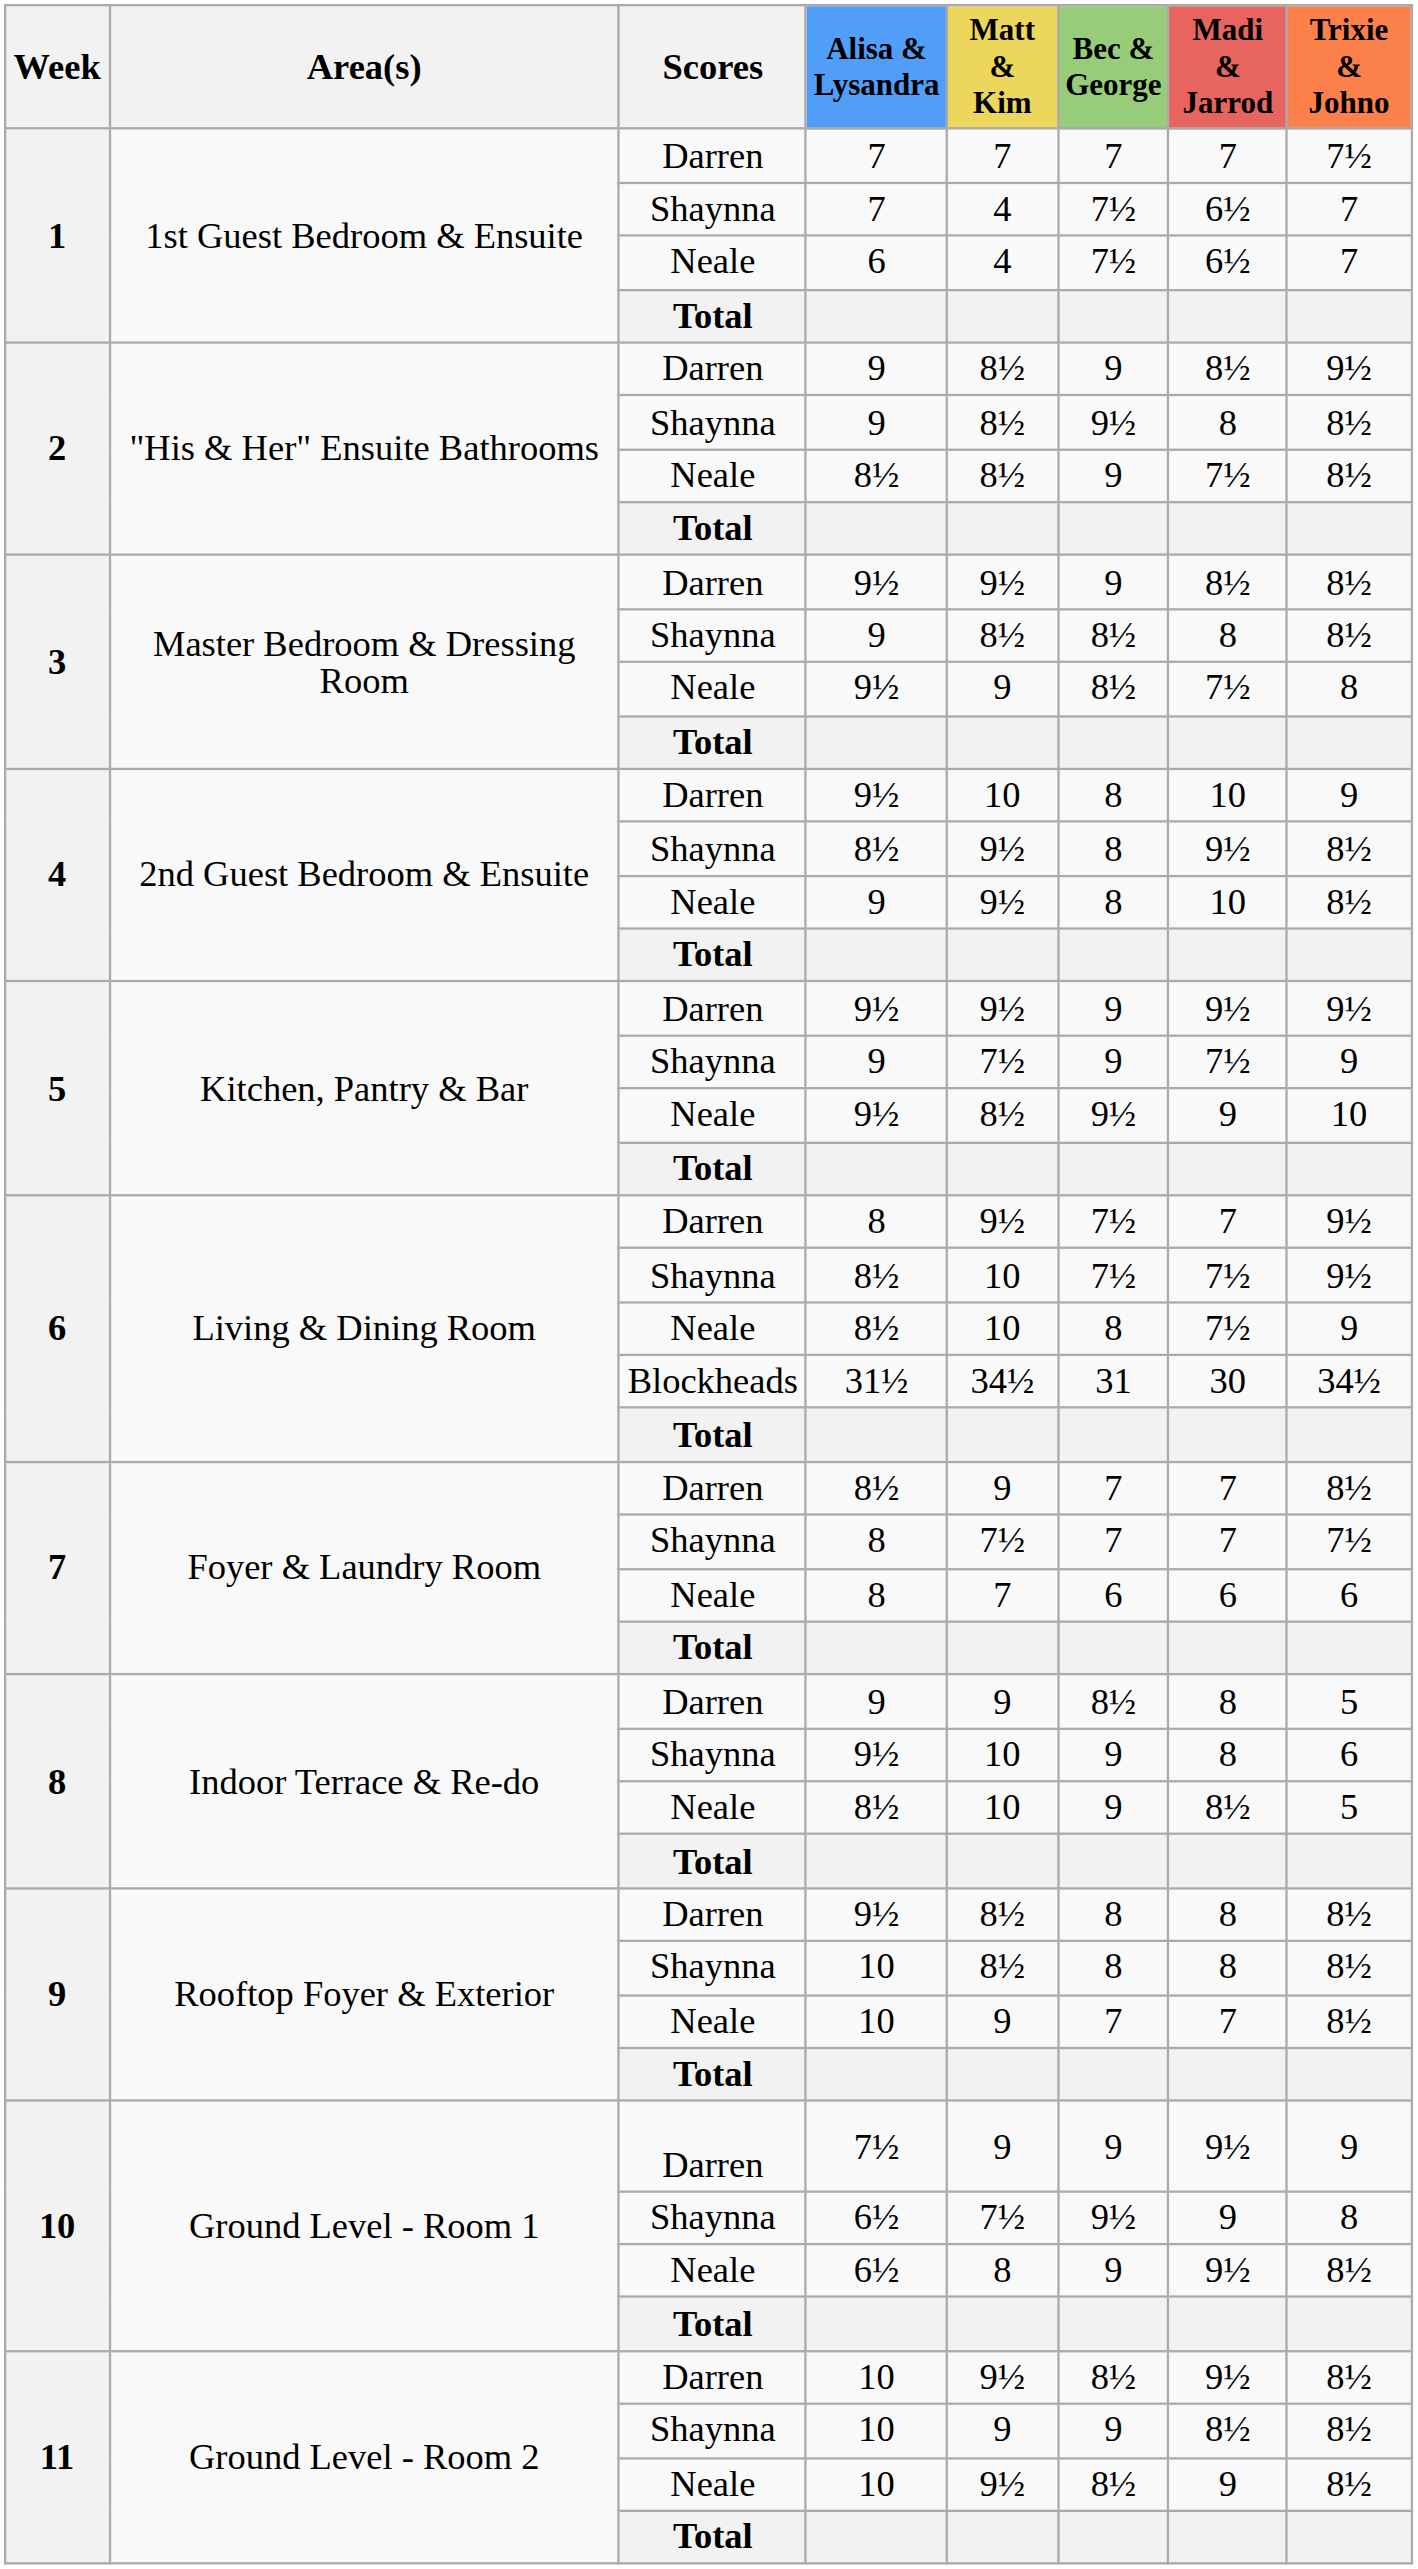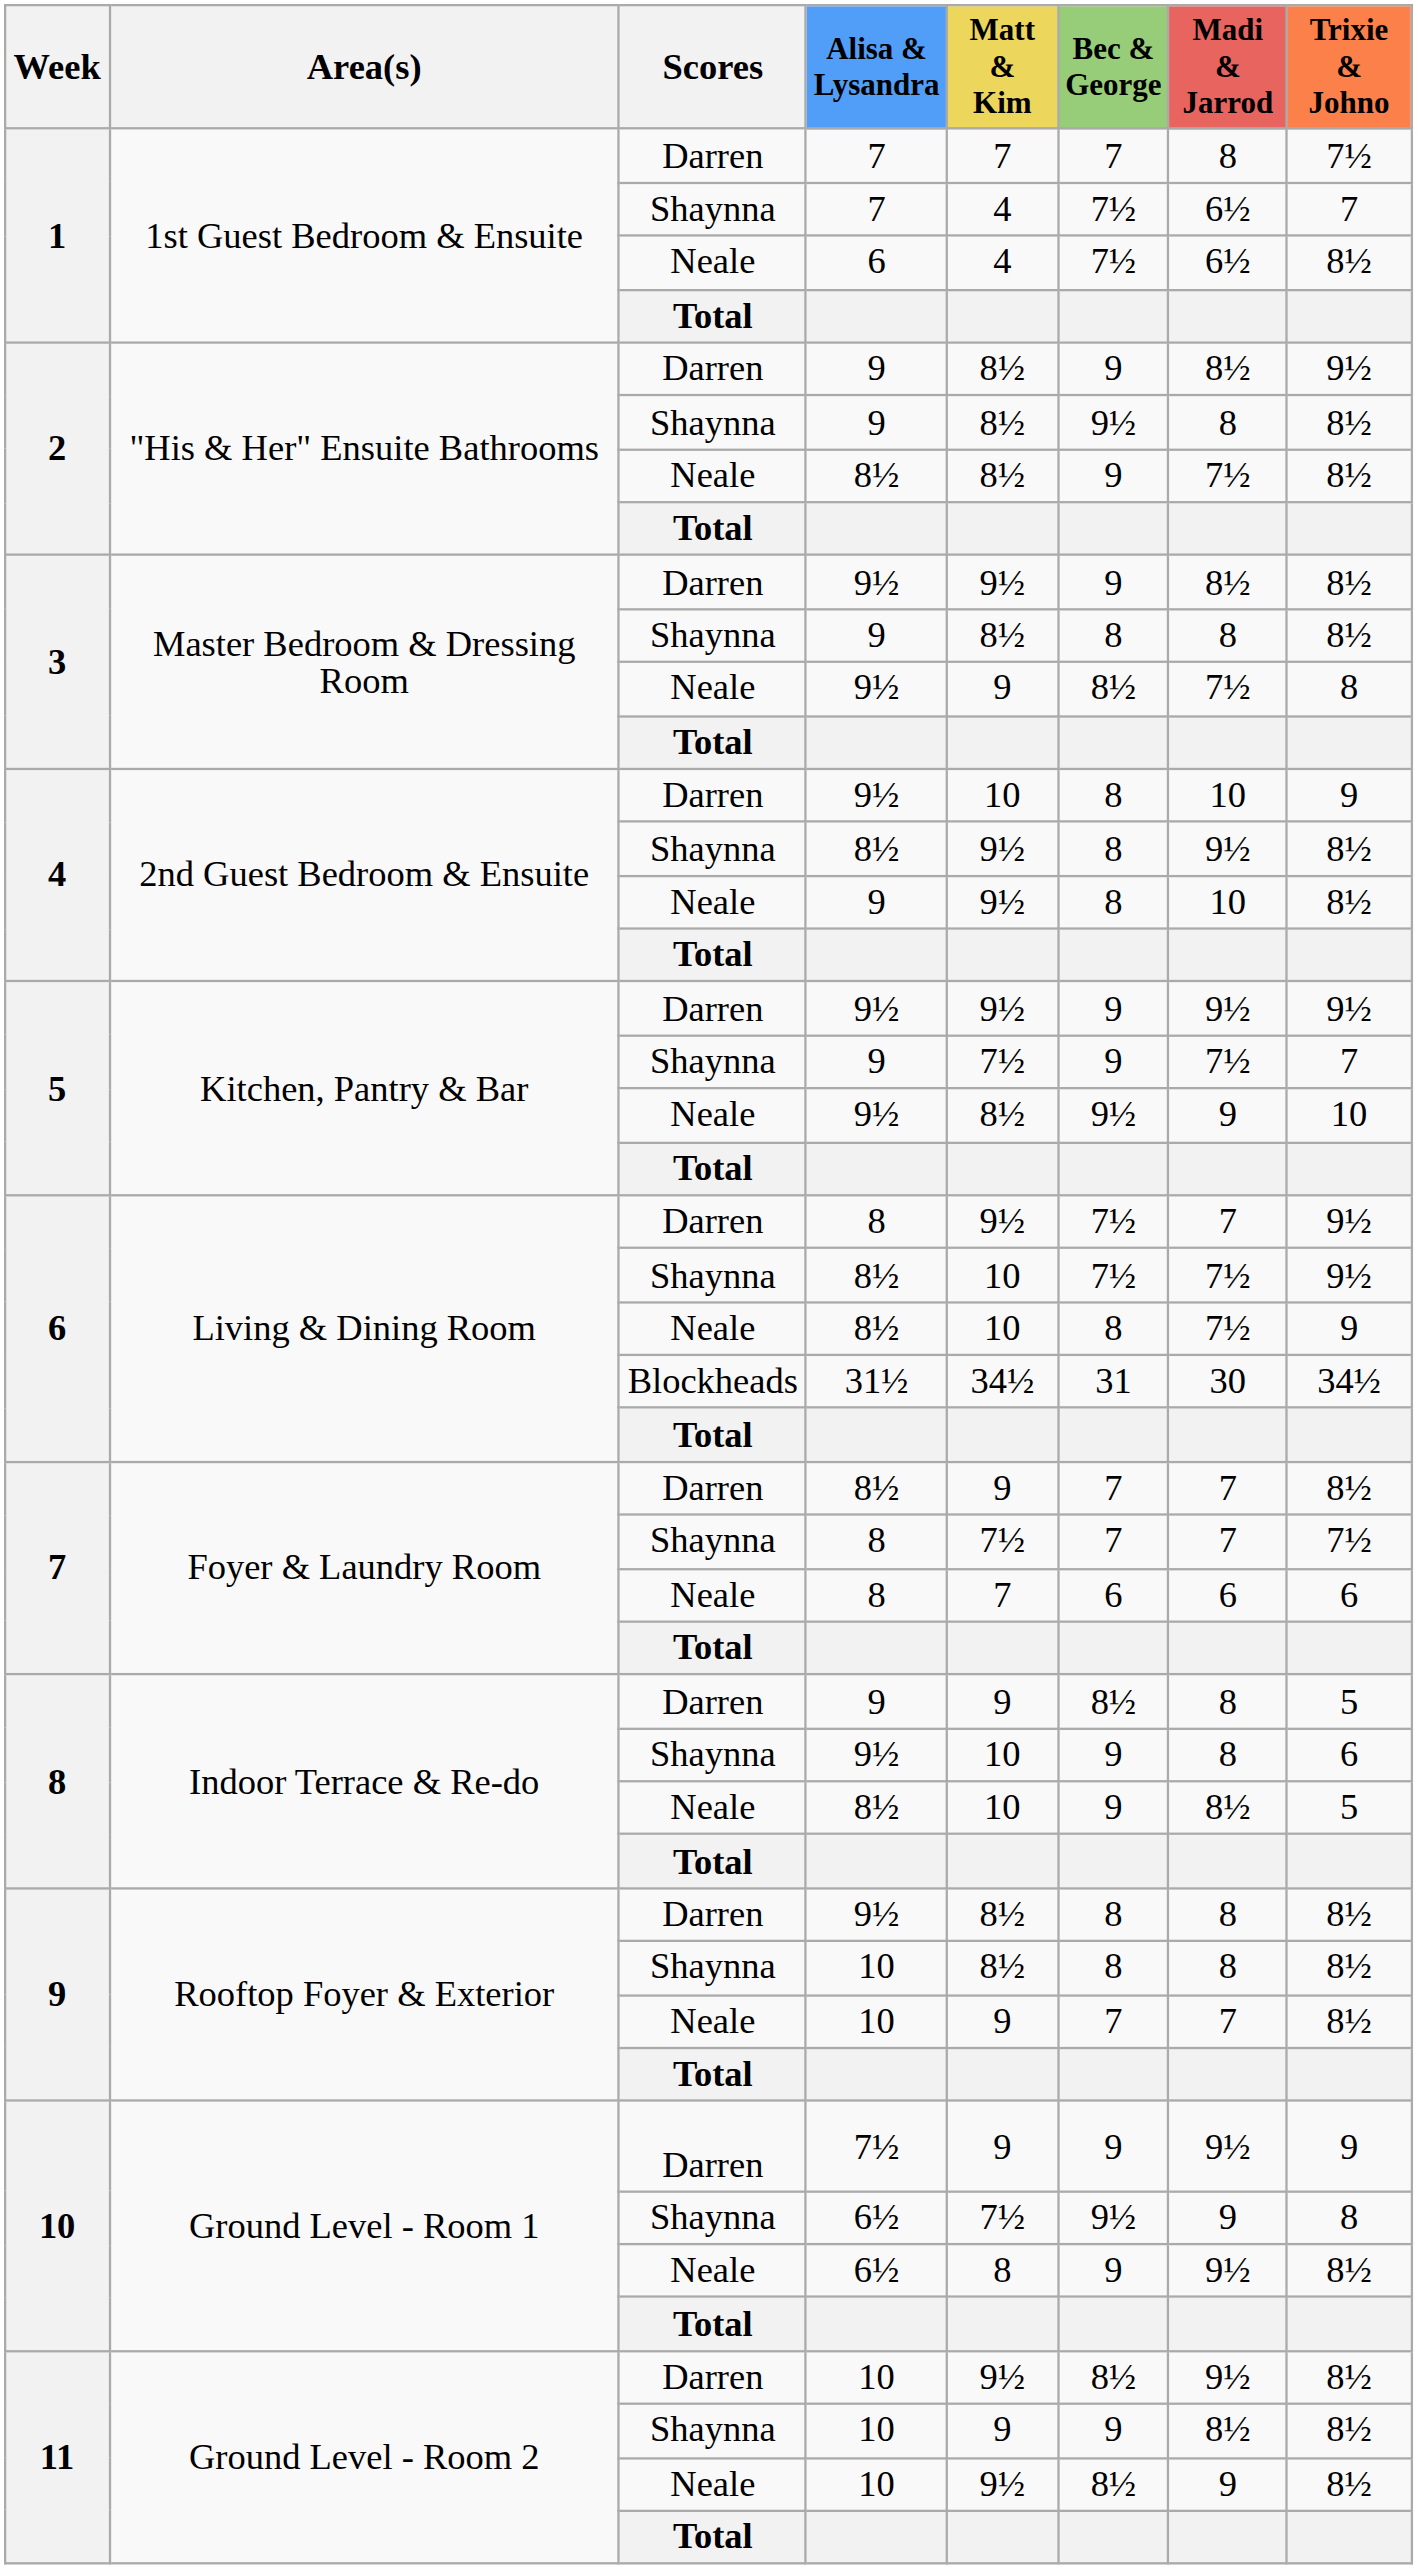(1228, 155) 7 -> (1228, 155) 8
(1349, 261) 7 -> (1349, 261) 8½
(1113, 634) 8½ -> (1113, 634) 8
(1349, 1061) 9 -> (1349, 1061) 7
